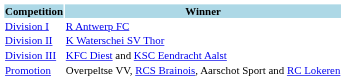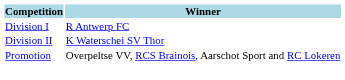- row: (31, 56)
